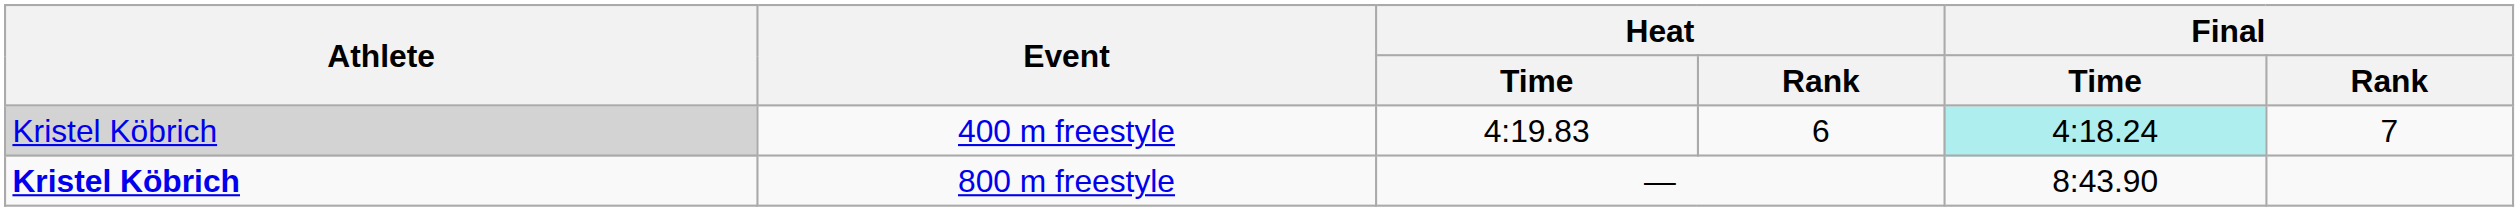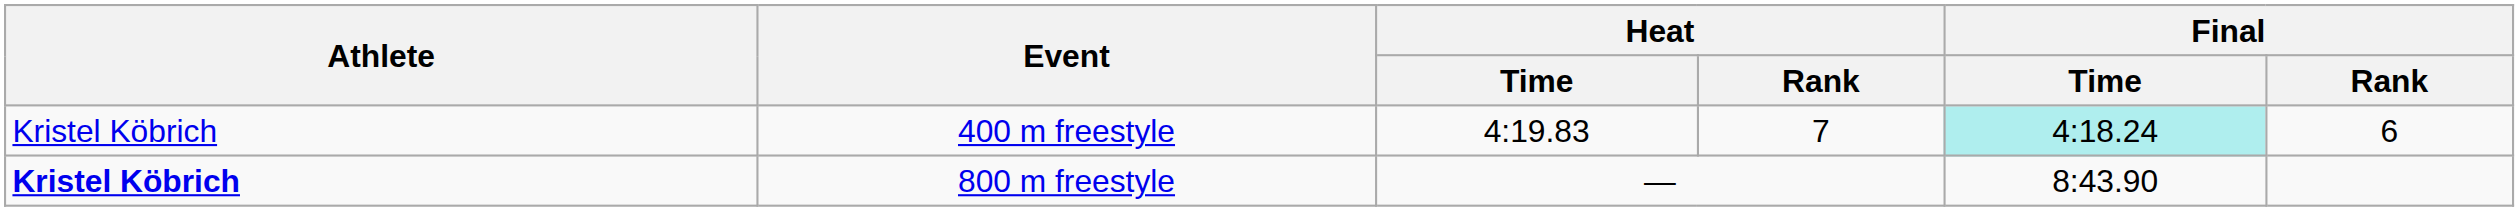(115, 131) lightgrey background -> (115, 131) no background
(1821, 131) 6 -> (1821, 131) 7
(2389, 131) 7 -> (2389, 131) 6
